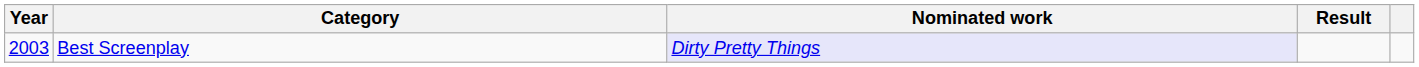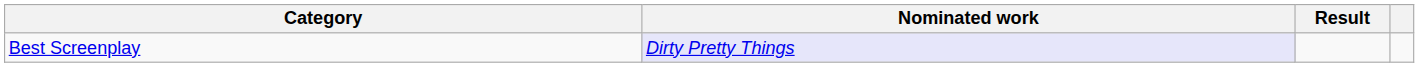- column: (29, 18)
